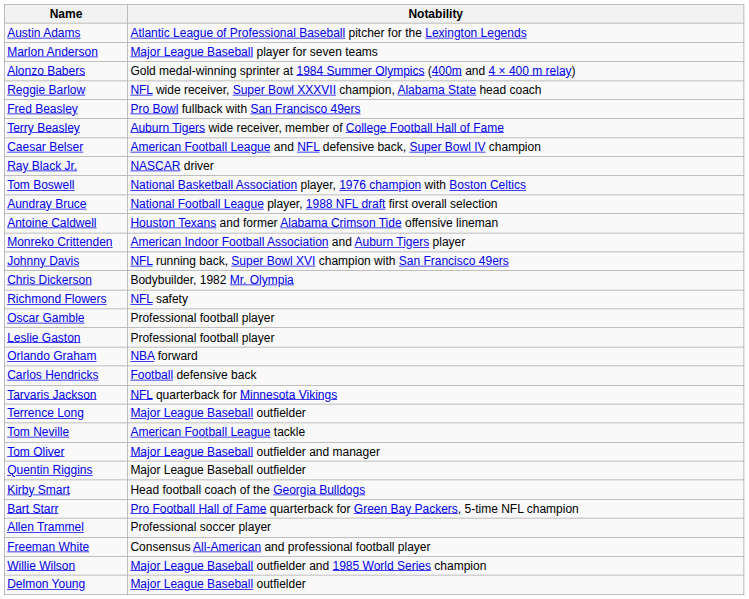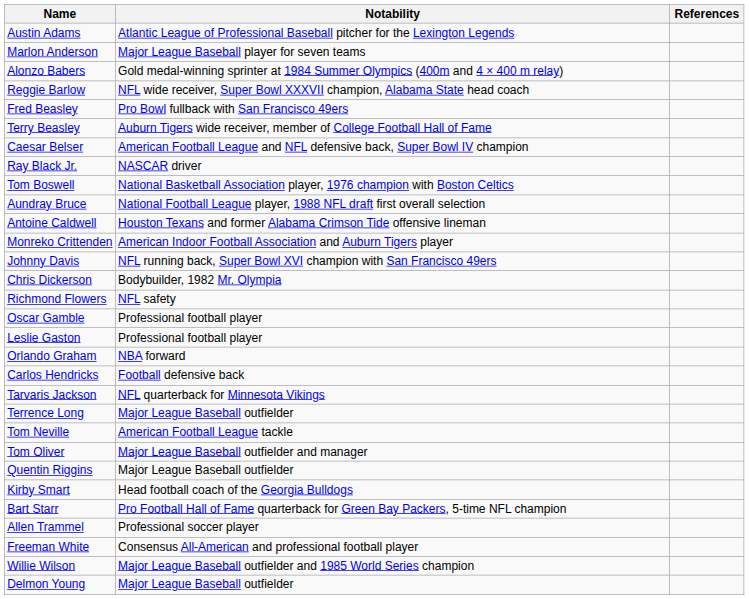+ column: (707, 14)
